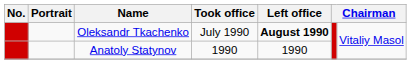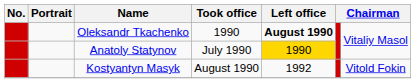(225, 31) July 1990 -> (227, 31) 1990
(225, 50) 1990 -> (227, 50) July 1990
(294, 50) no background -> (299, 50) gold background
+ row: (133, 68)
